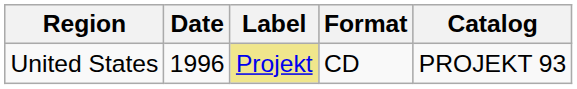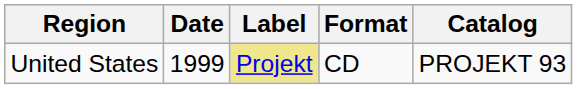(197, 63) 1996 -> (197, 63) 1999
